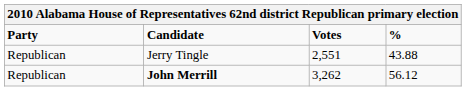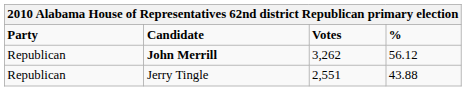rows swapped: (182, 75) <-> (178, 55)
